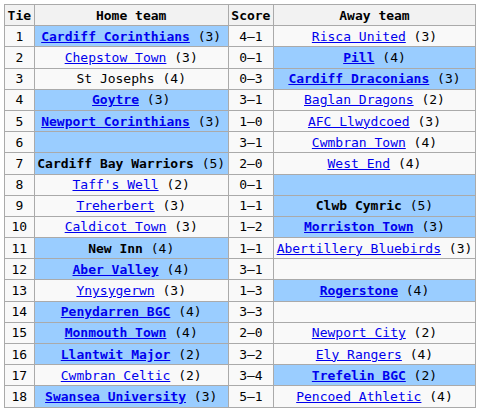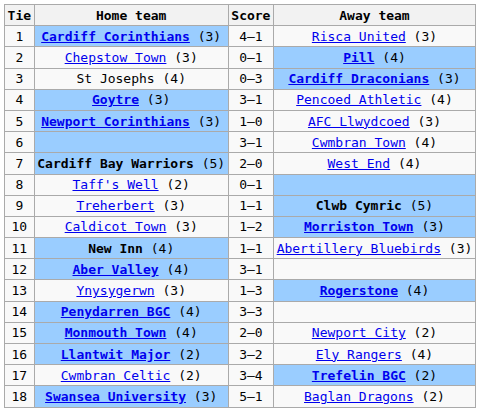(374, 100) Baglan Dragons (2) -> (374, 100) Pencoed Athletic (4)
(374, 396) Pencoed Athletic (4) -> (374, 396) Baglan Dragons (2)
